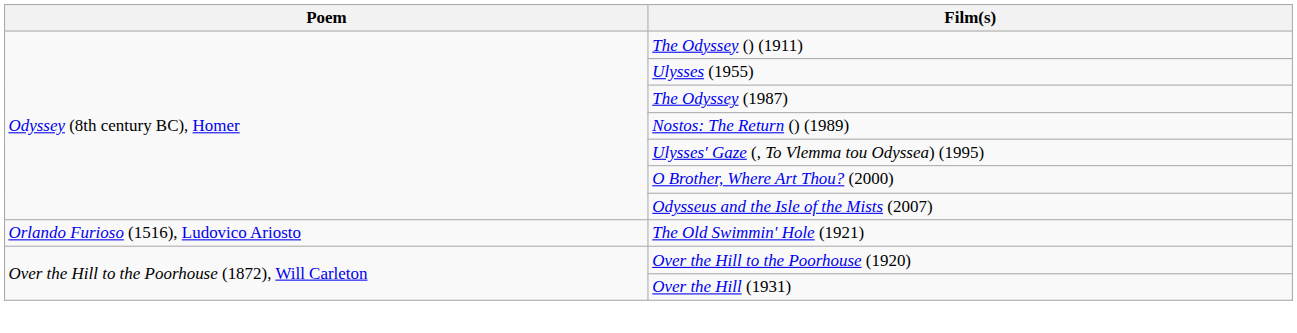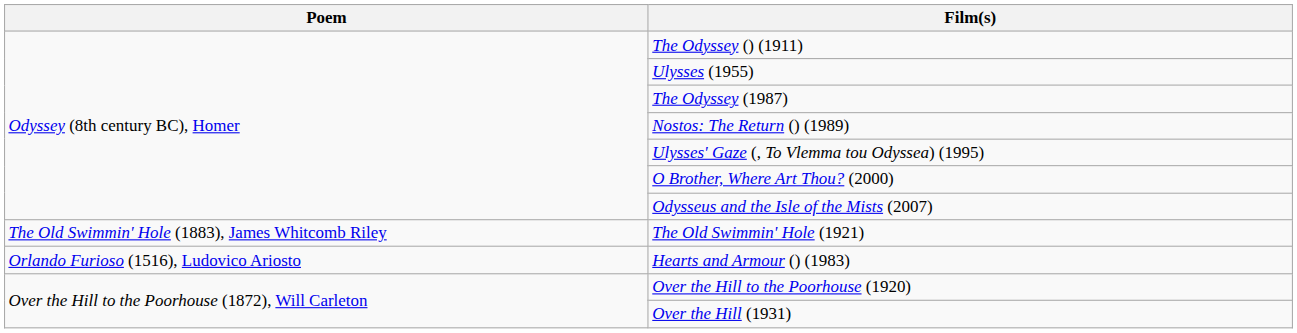(155, 233) Orlando Furioso (1516), Ludovico Ariosto -> (198, 233) The Old Swimmin' Hole (1883), James Whitcomb Riley
+ row: (751, 260)
